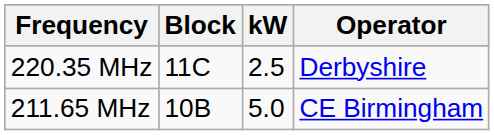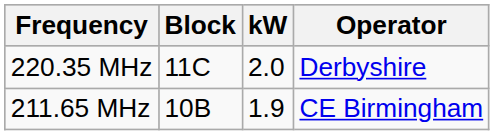(266, 66) 2.5 -> (266, 66) 2.0
(266, 108) 5.0 -> (266, 108) 1.9
